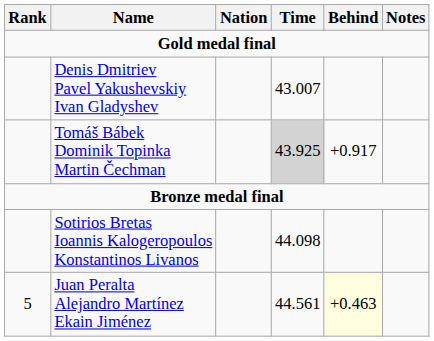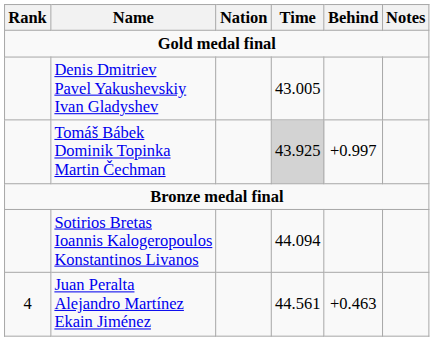(298, 88) 43.007 -> (298, 88) 43.005
(353, 151) +0.917 -> (353, 151) +0.997
(298, 240) 44.098 -> (298, 240) 44.094
(28, 304) 5 -> (28, 304) 4
(353, 304) lightyellow background -> (353, 304) no background
